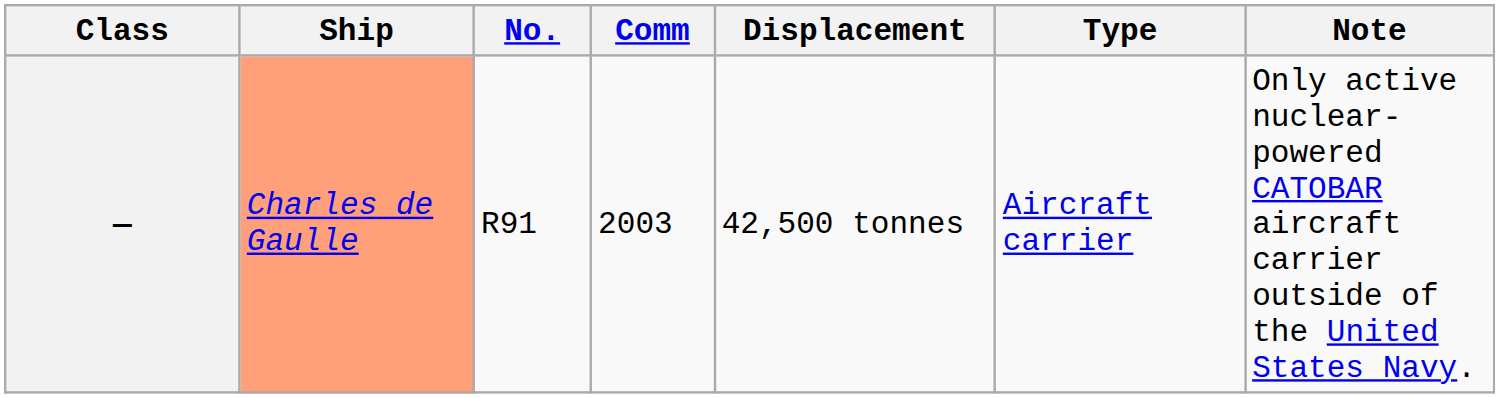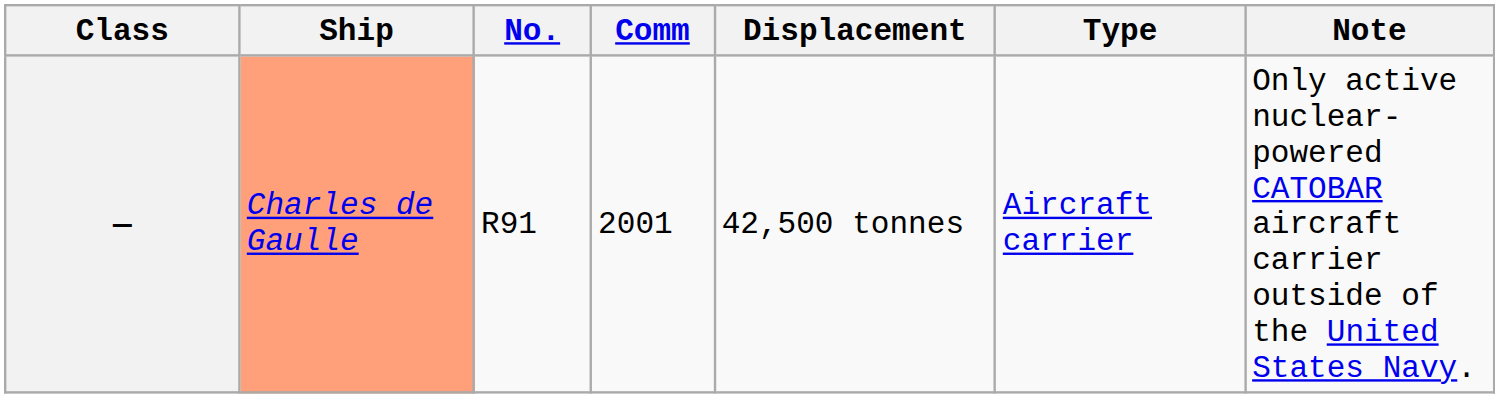(635, 225) 2003 -> (635, 225) 2001
